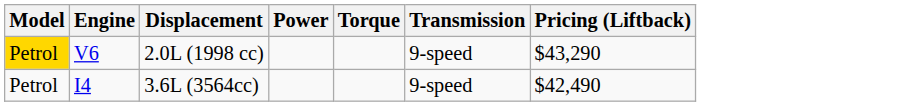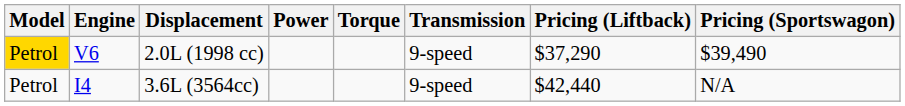+ column: (798, 20)
(568, 52) $43,290 -> (568, 52) $37,290
(568, 85) $42,490 -> (568, 85) $42,440
